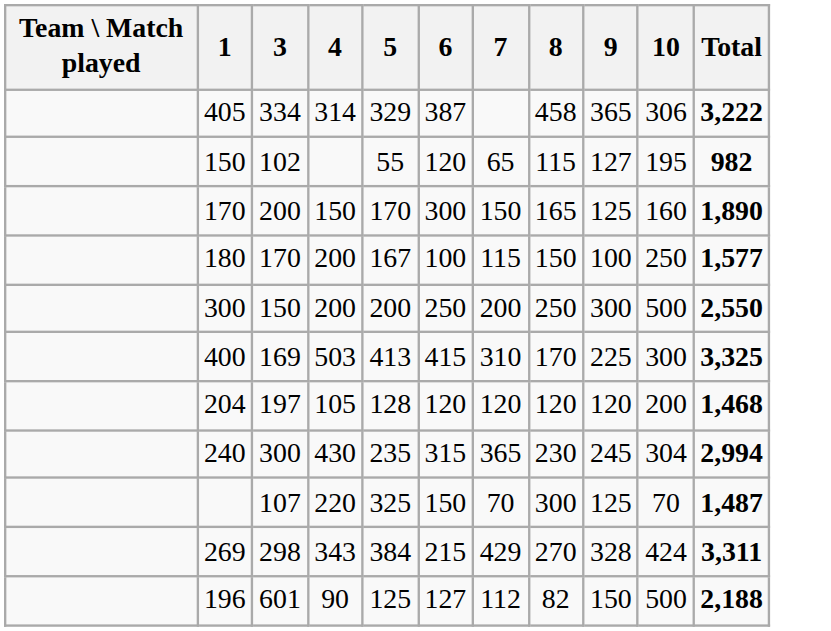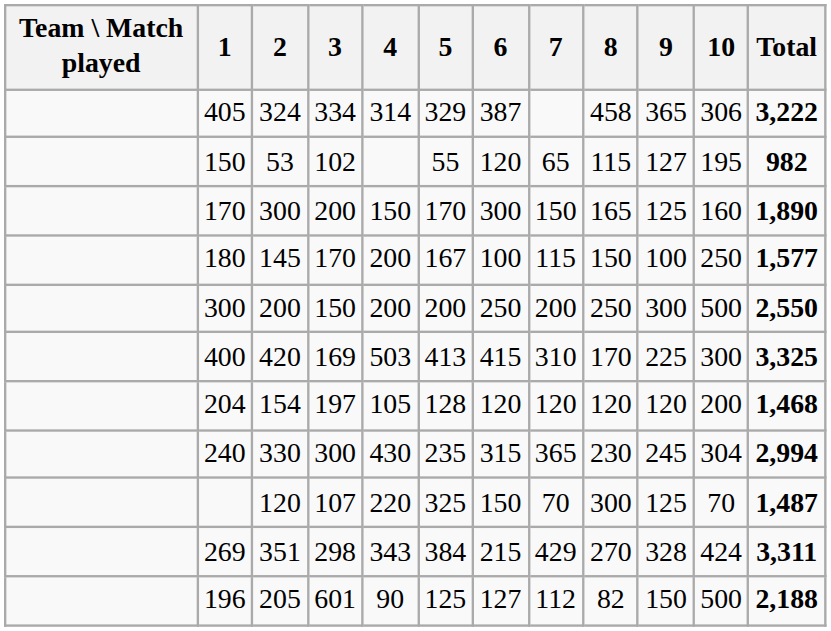+ column: (280, 46)
